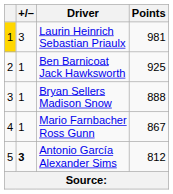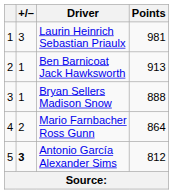(10, 37) gold background -> (10, 37) no background
(156, 67) 925 -> (156, 67) 913
(21, 127) 1 -> (21, 127) 2
(156, 127) 867 -> (156, 127) 864
